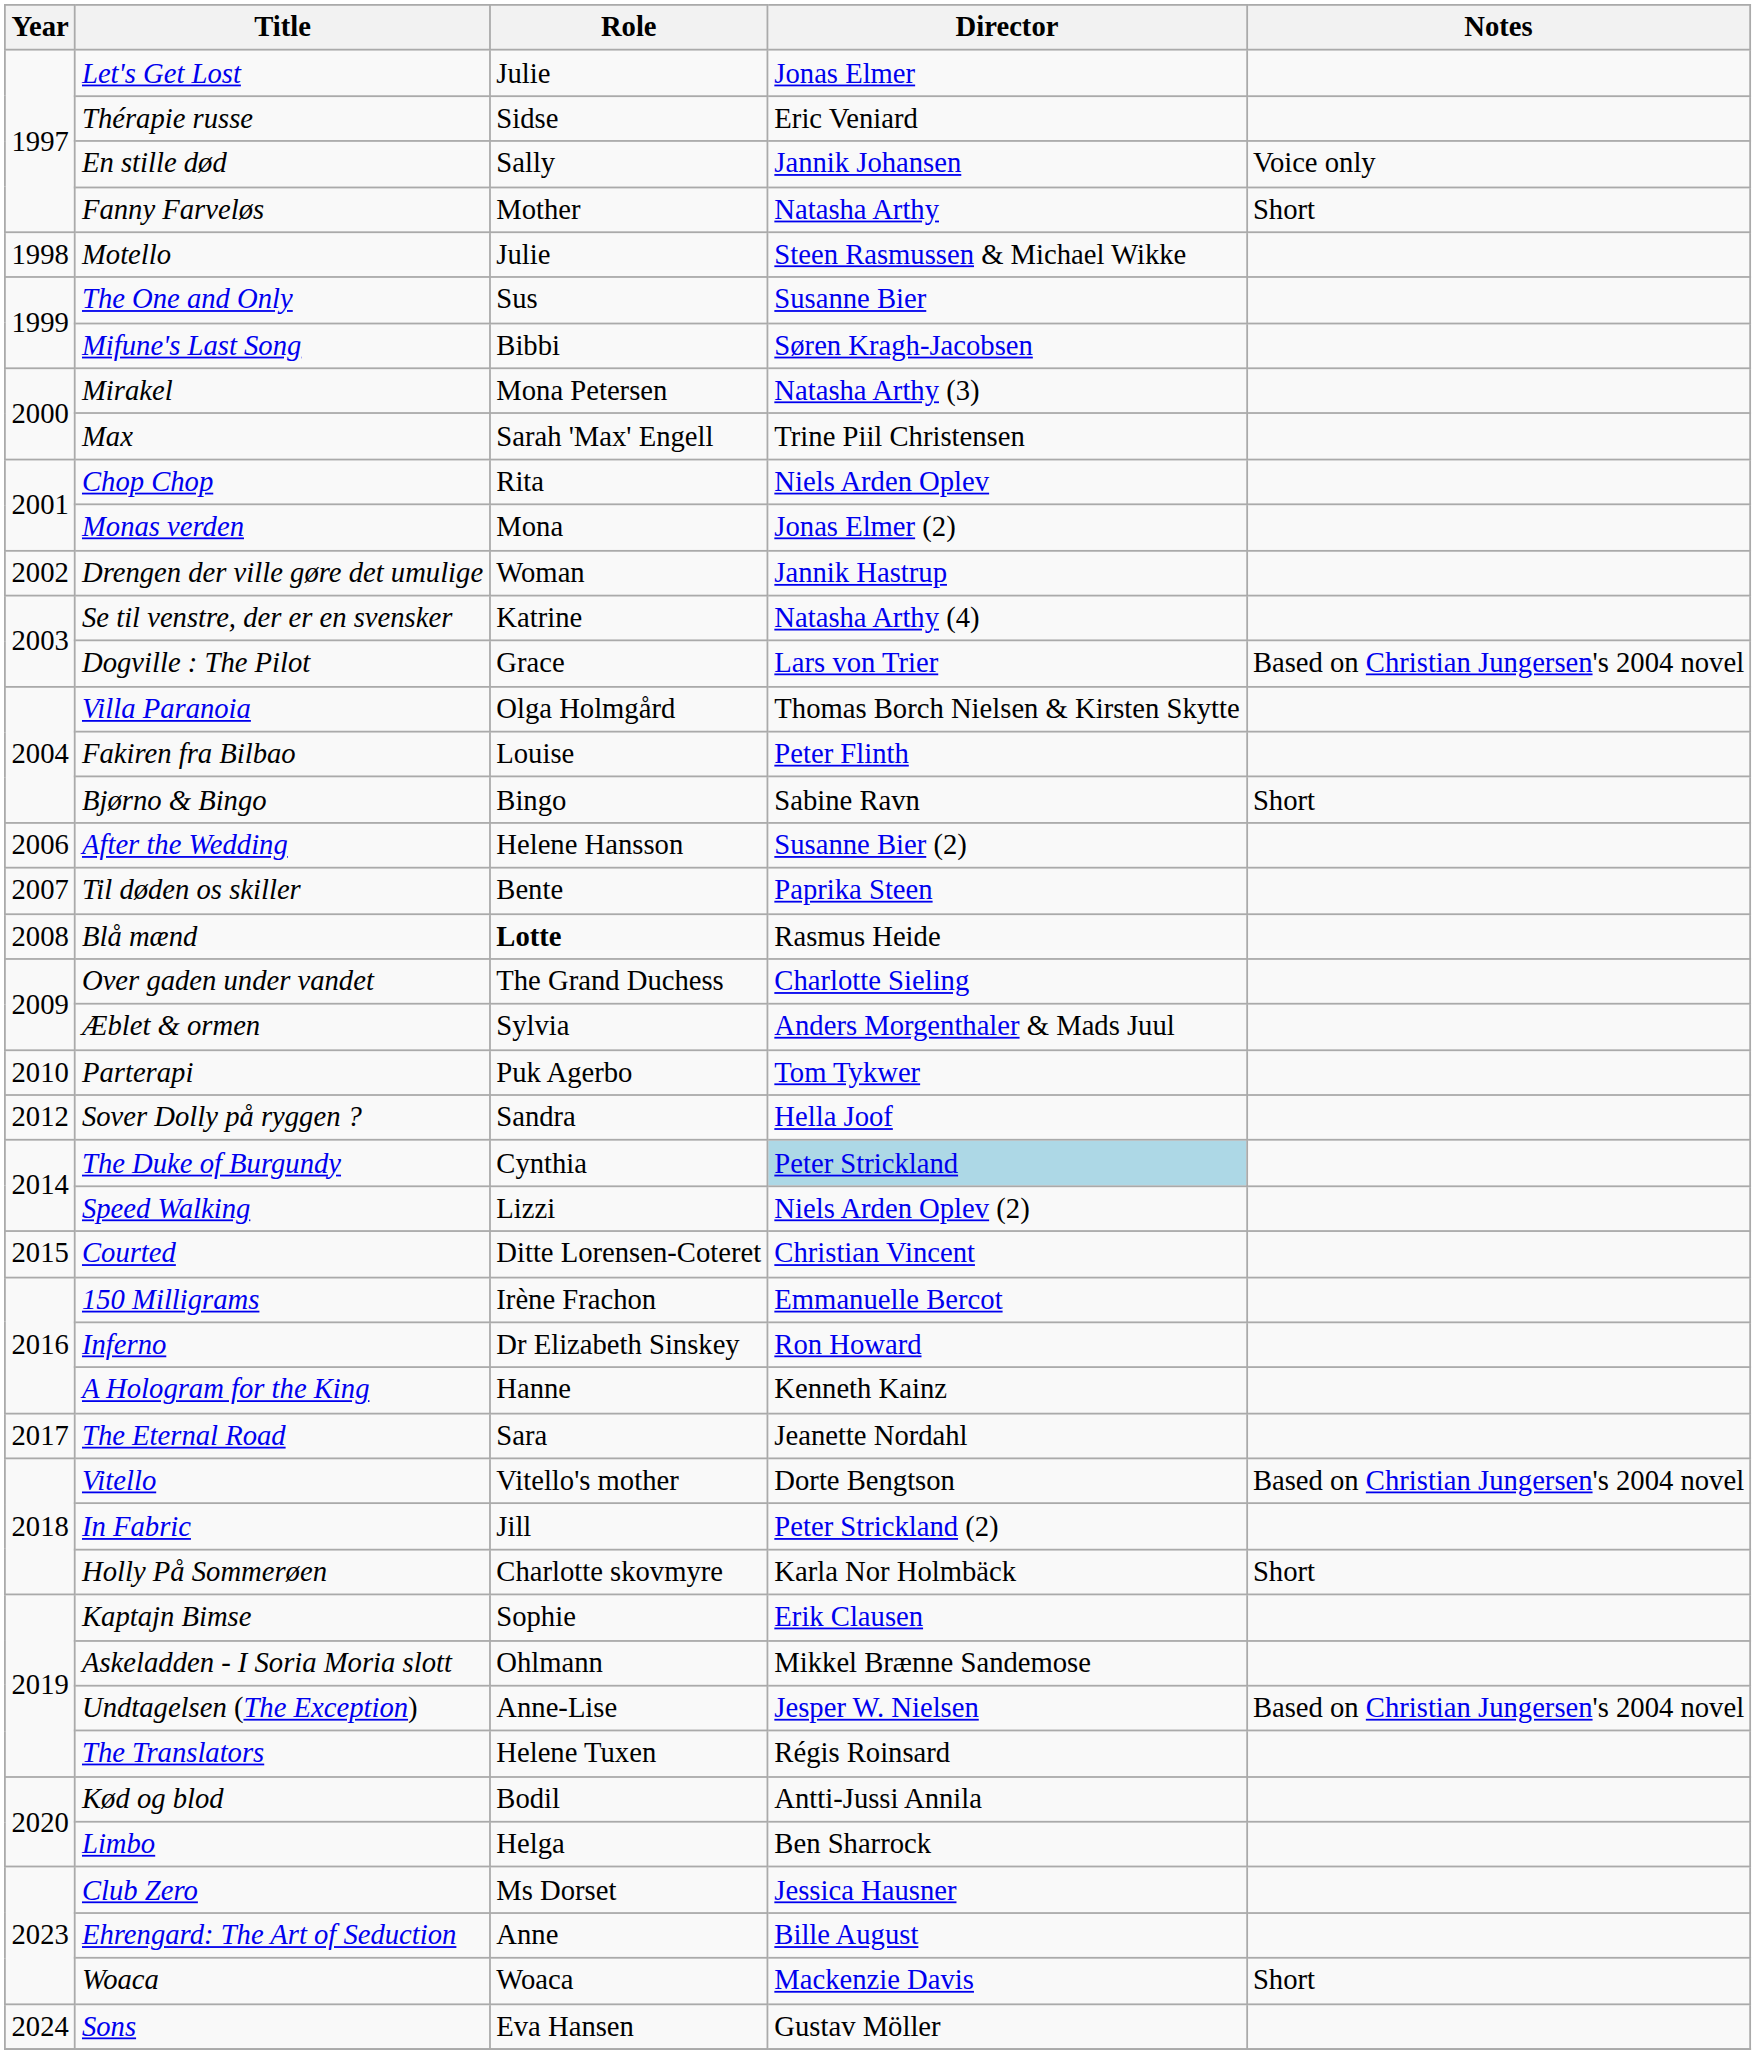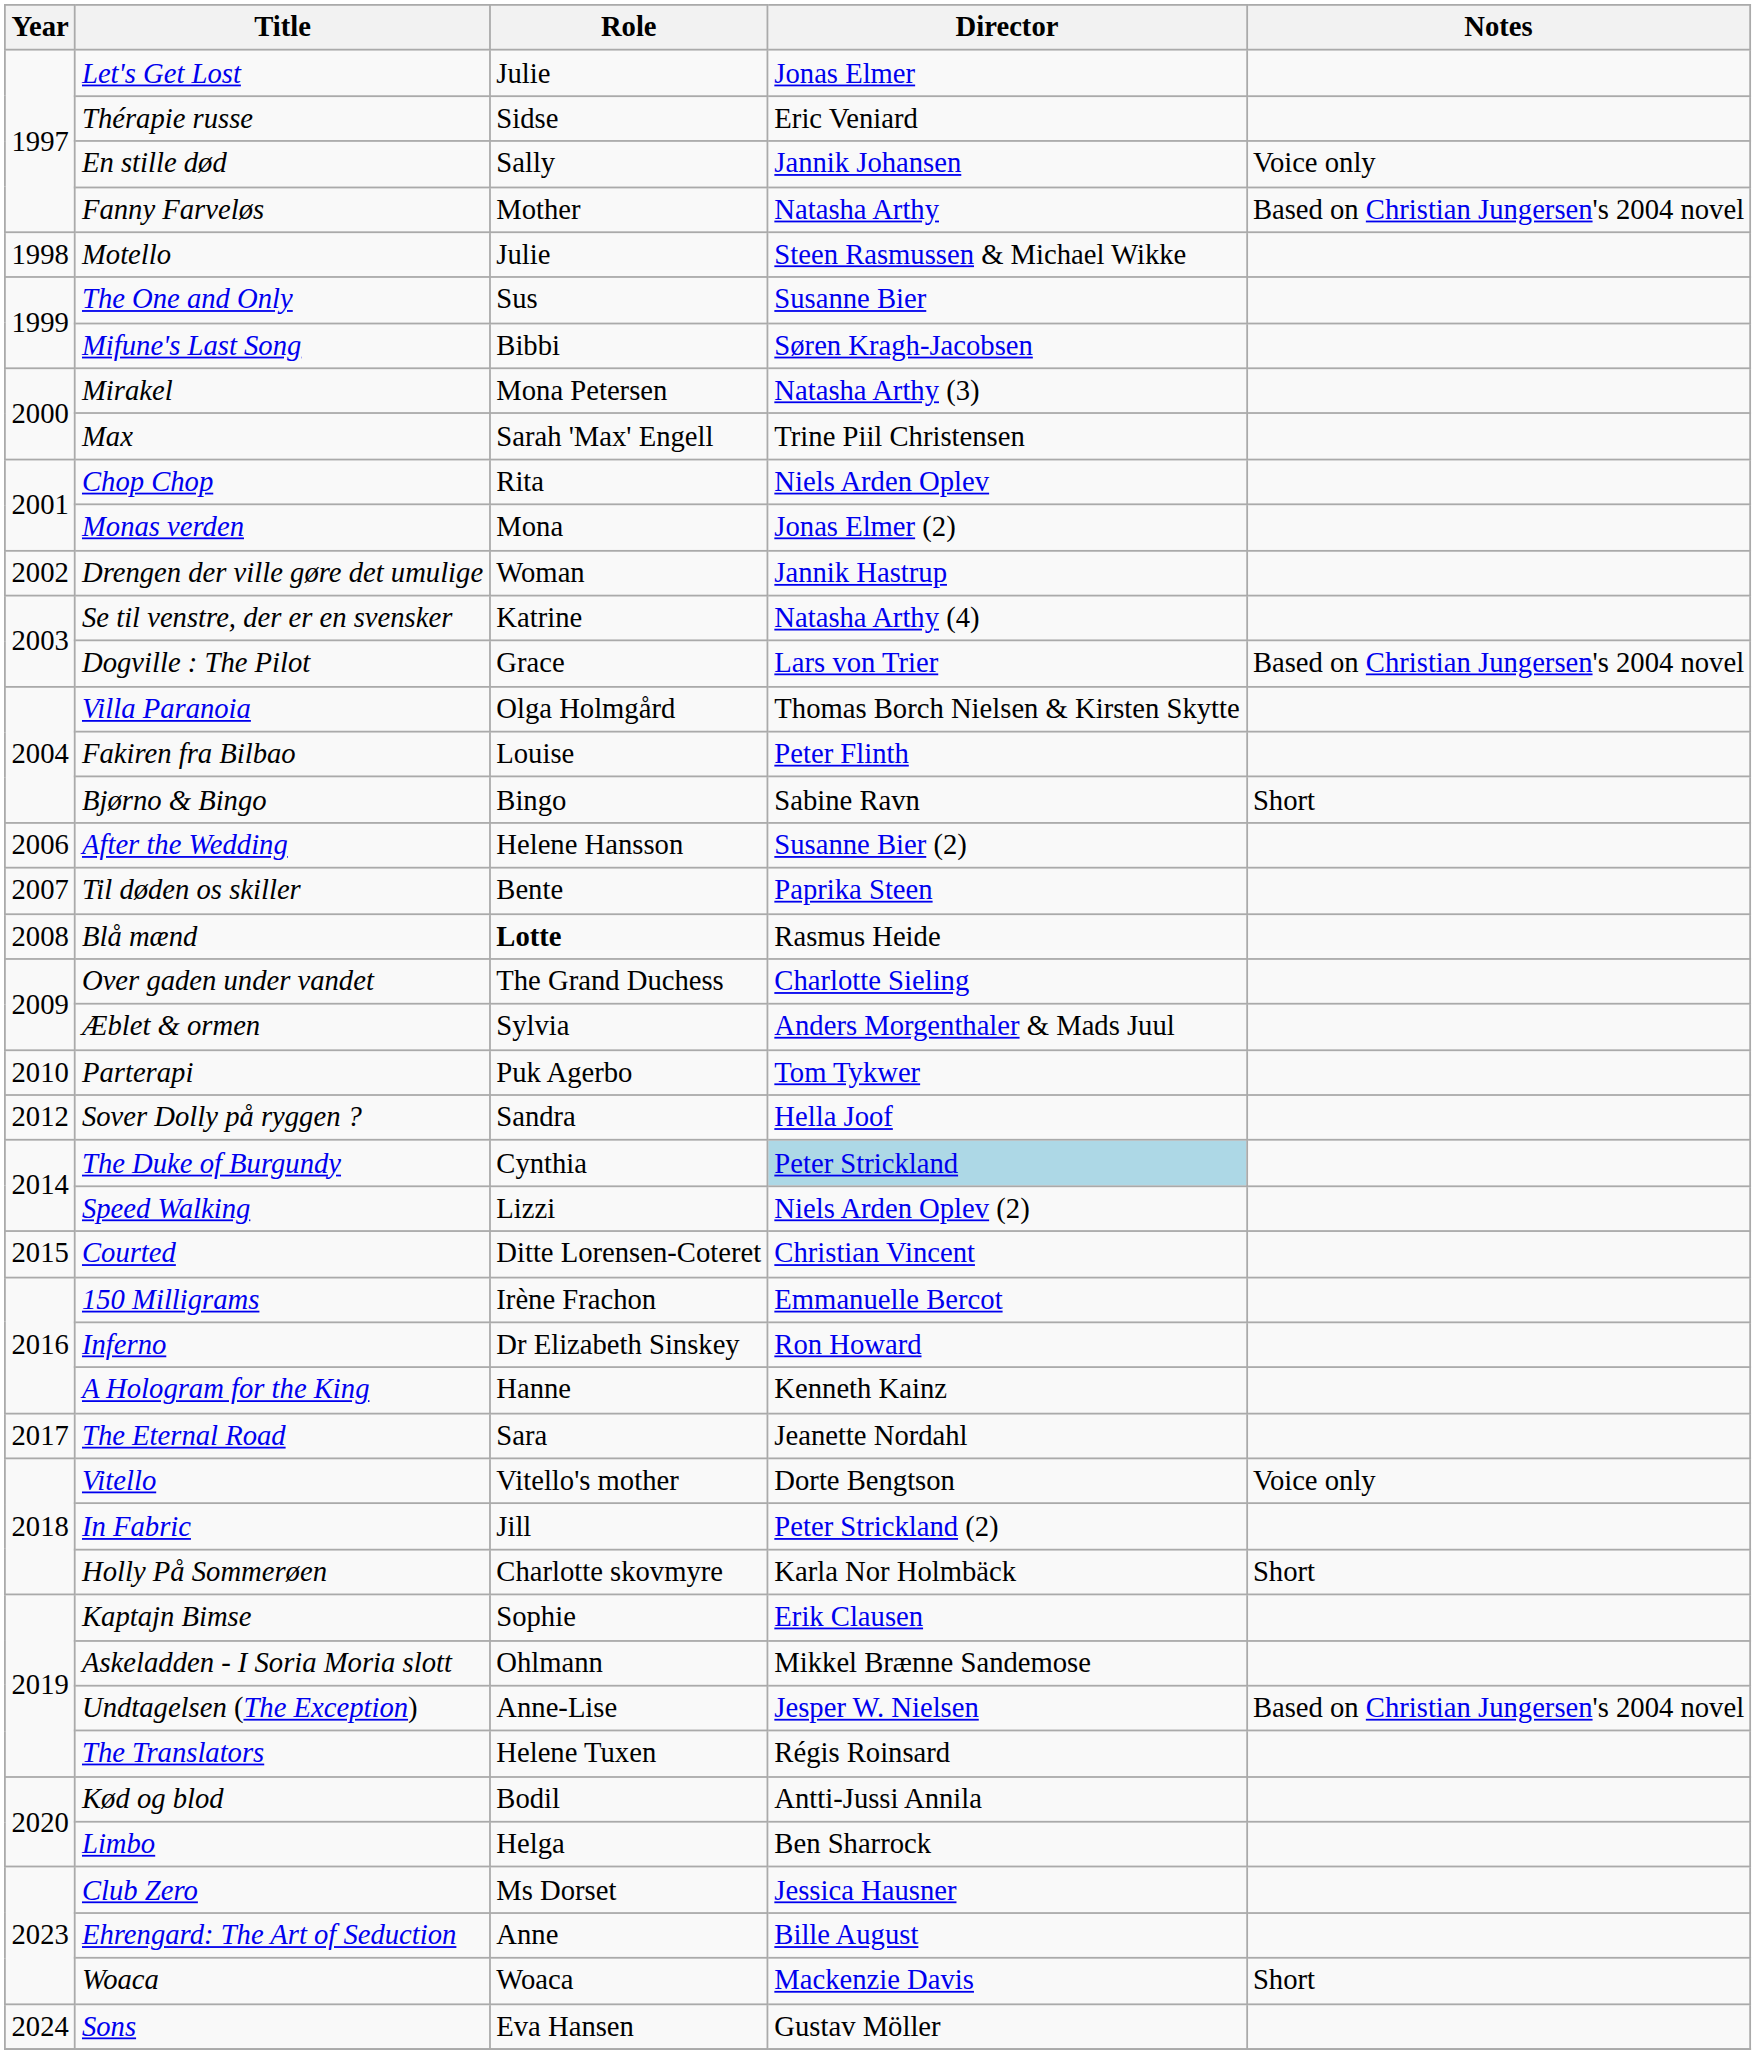(1284, 208) Short -> (1498, 208) Based on Christian Jungersen's 2004 novel
(1498, 1480) Based on Christian Jungersen's 2004 novel -> (1314, 1480) Voice only
